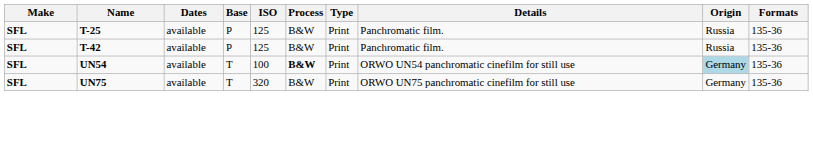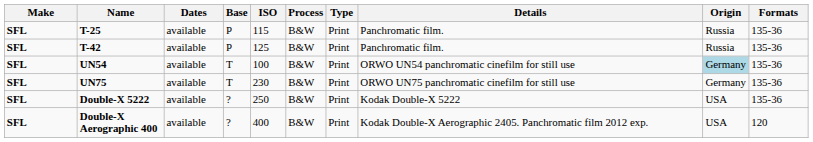(261, 30) 125 -> (261, 30) 115
(302, 64) bold -> (301, 64) normal
(261, 82) 320 -> (261, 82) 230
+ row: (114, 99)
+ row: (119, 122)
